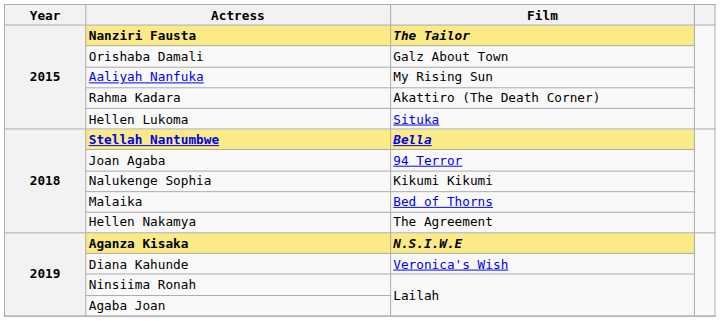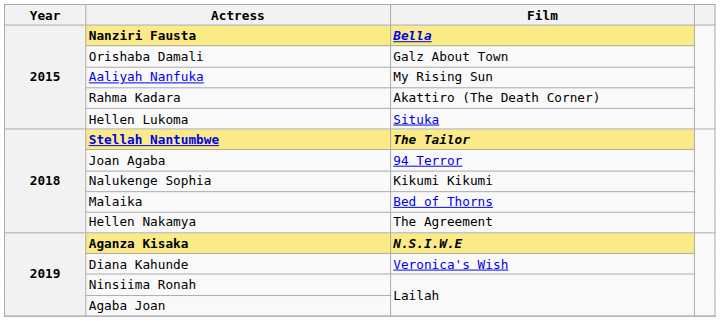(432, 36) The Tailor -> (412, 36) Bella
(412, 139) Bella -> (432, 139) The Tailor
